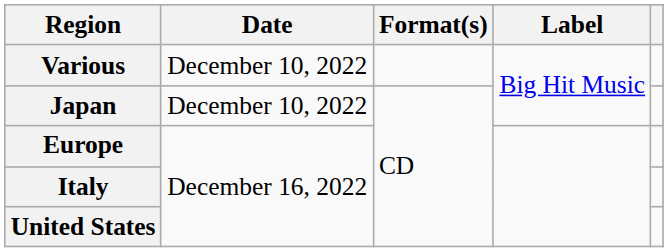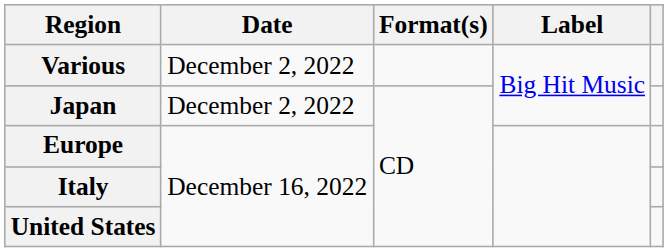(267, 65) December 10, 2022 -> (261, 65) December 2, 2022
(267, 105) December 10, 2022 -> (261, 105) December 2, 2022
